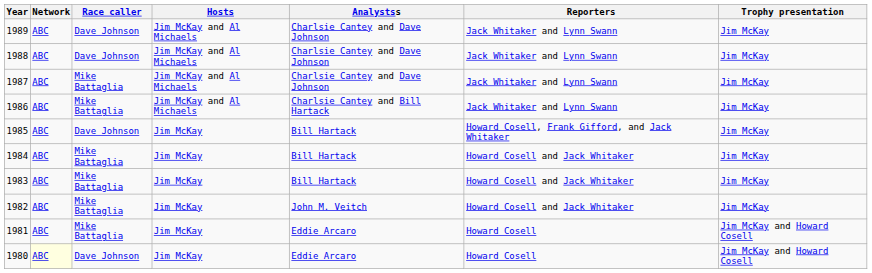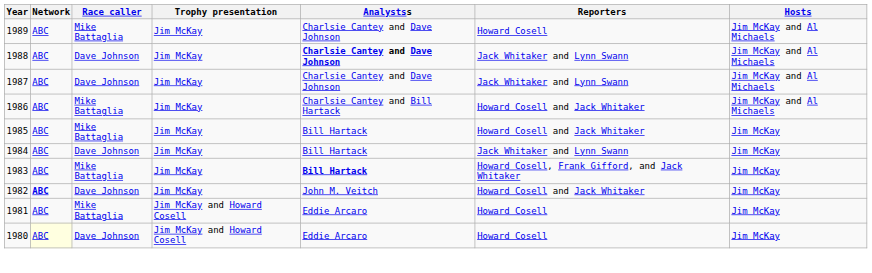columns swapped: (220, 12) <-> (793, 12)
(107, 31) Dave Johnson -> (99, 31) Mike Battaglia
(542, 31) Jack Whitaker and Lynn Swann -> (512, 31) Howard Cosell
(356, 56) normal -> (367, 56) bold
(99, 81) Mike Battaglia -> (107, 81) Dave Johnson
(542, 106) Jack Whitaker and Lynn Swann -> (561, 106) Howard Cosell and Jack Whitaker
(107, 131) Dave Johnson -> (99, 131) Mike Battaglia
(569, 131) Howard Cosell, Frank Gifford, and Jack Whitaker -> (561, 131) Howard Cosell and Jack Whitaker
(99, 156) Mike Battaglia -> (107, 151) Dave Johnson
(550, 156) Howard Cosell and Jack Whitaker -> (553, 151) Jack Whitaker and Lynn Swann
(324, 181) normal -> (335, 171) bold
(550, 181) Howard Cosell and Jack Whitaker -> (580, 171) Howard Cosell, Frank Gifford, and Jack Whitaker
(40, 206) normal -> (40, 191) bold
(99, 206) Mike Battaglia -> (107, 191) Dave Johnson
